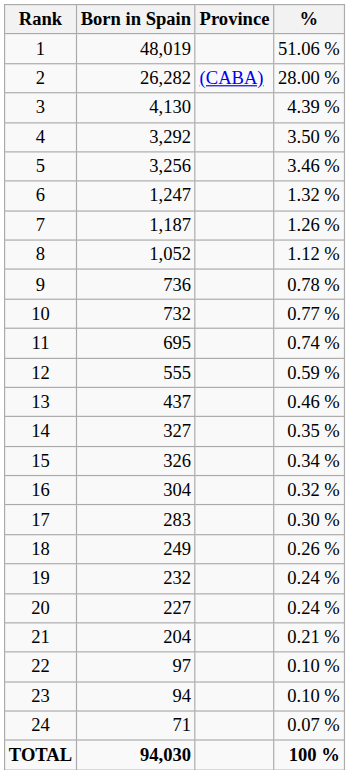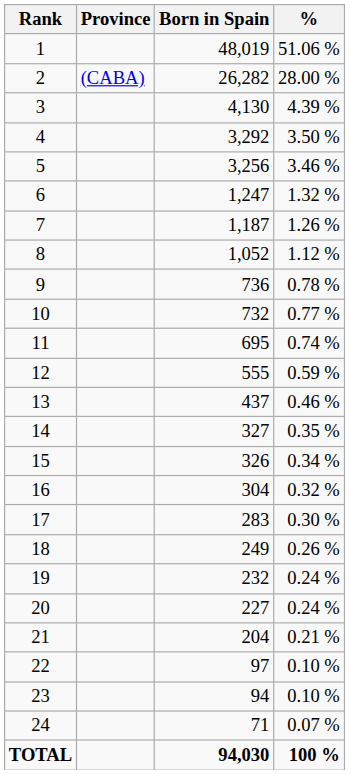columns swapped: (235, 19) <-> (136, 19)
